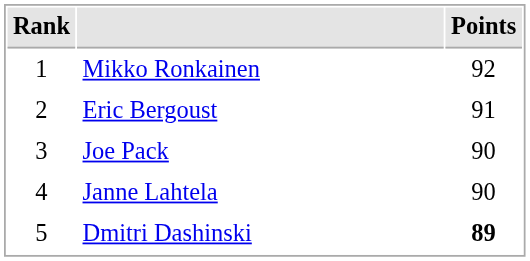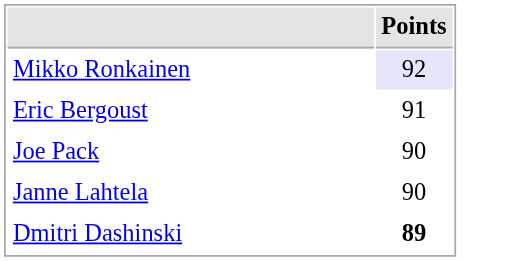- column: (41, 26)
(484, 69) no background -> (414, 69) lavender background
